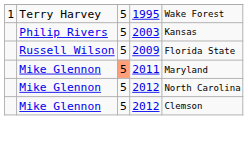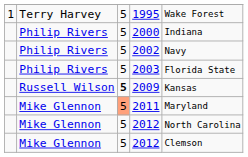+ row: (64, 32)
+ row: (64, 51)
(181, 32) Kansas -> (200, 69) Florida State
(123, 51) normal -> (123, 87) bold
(200, 51) Florida State -> (181, 87) Kansas
